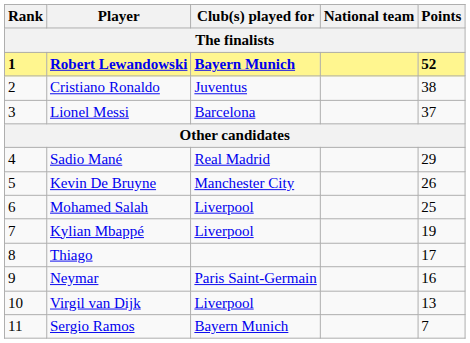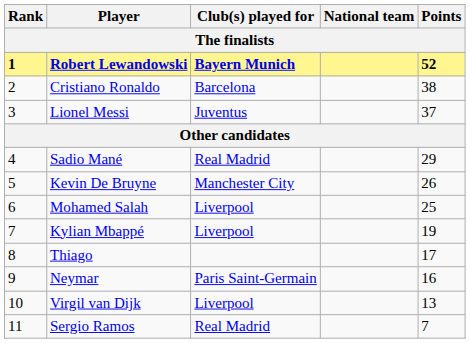(221, 87) Juventus -> (225, 87) Barcelona
(225, 111) Barcelona -> (221, 111) Juventus
(241, 326) Bayern Munich -> (232, 326) Real Madrid
